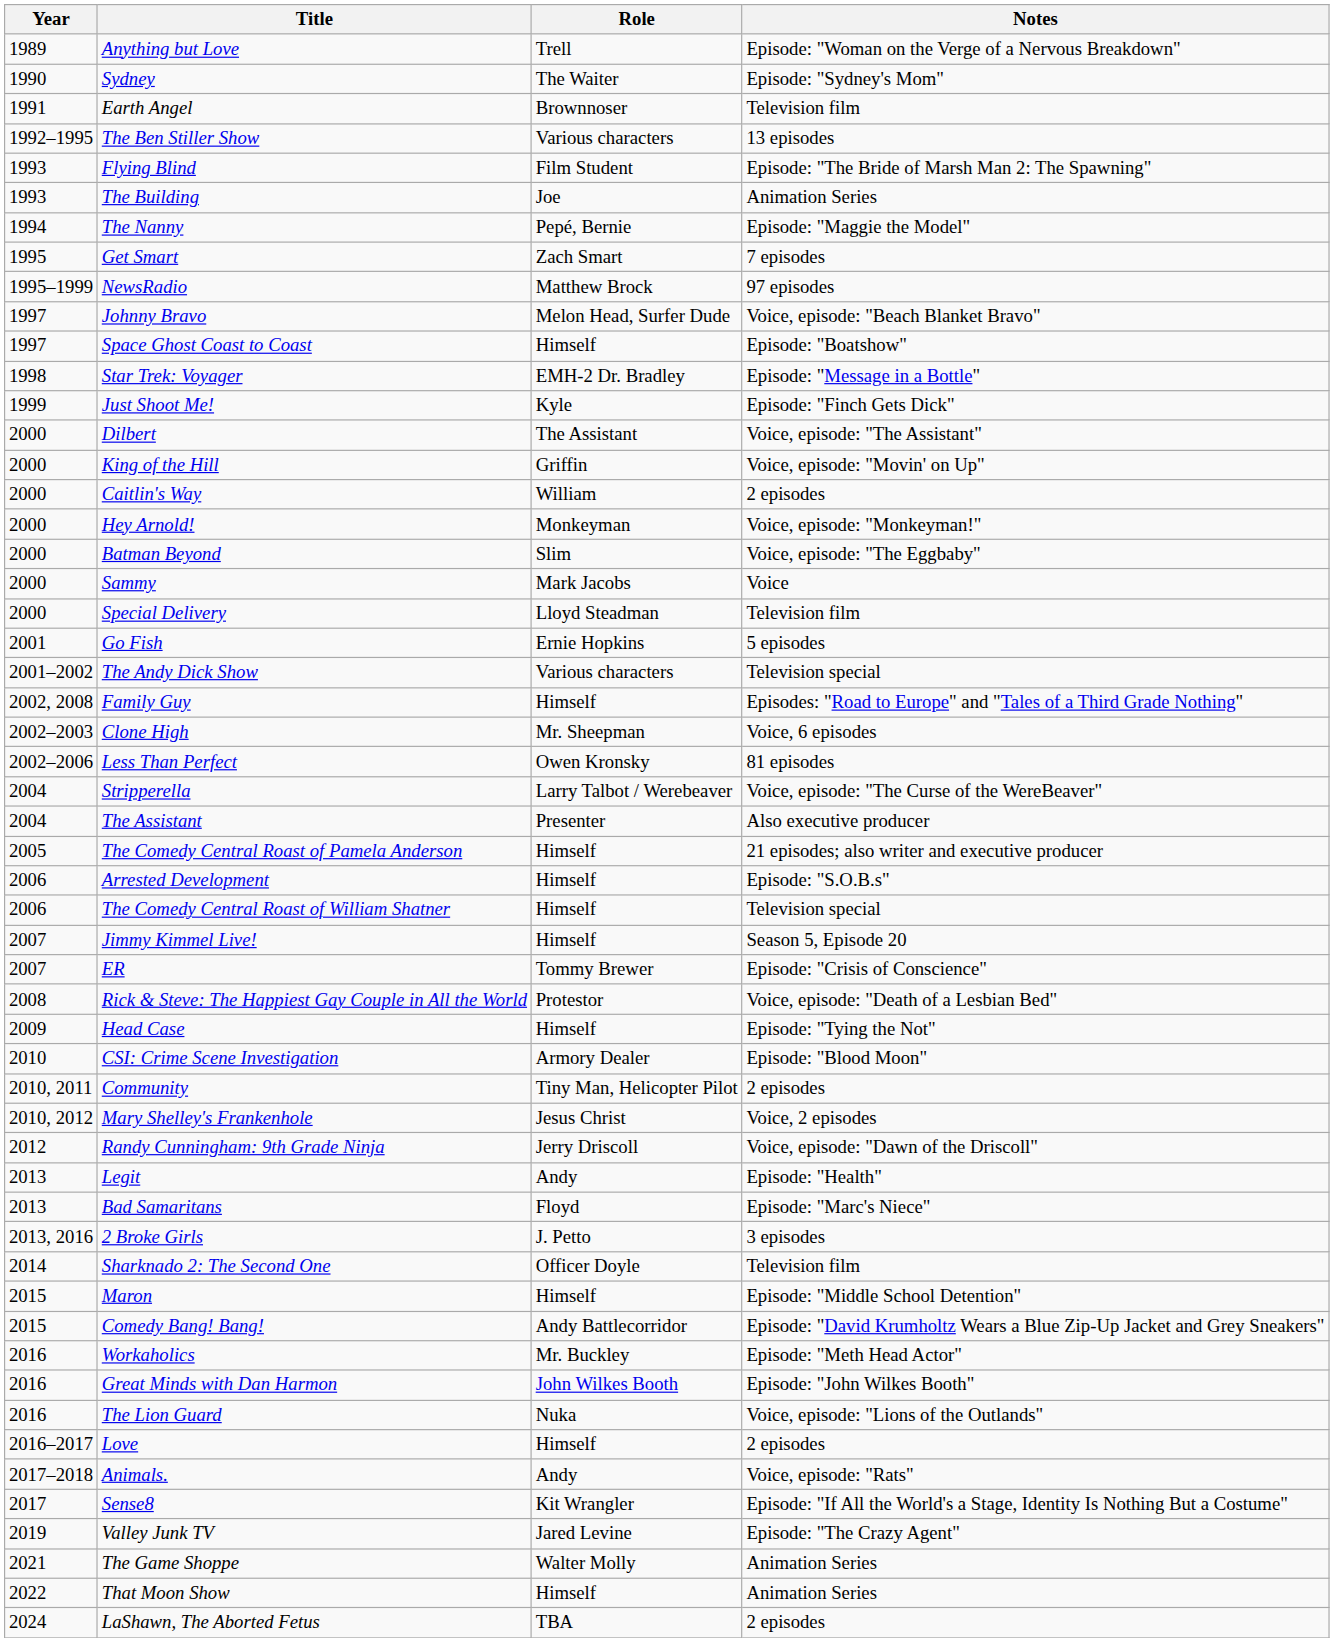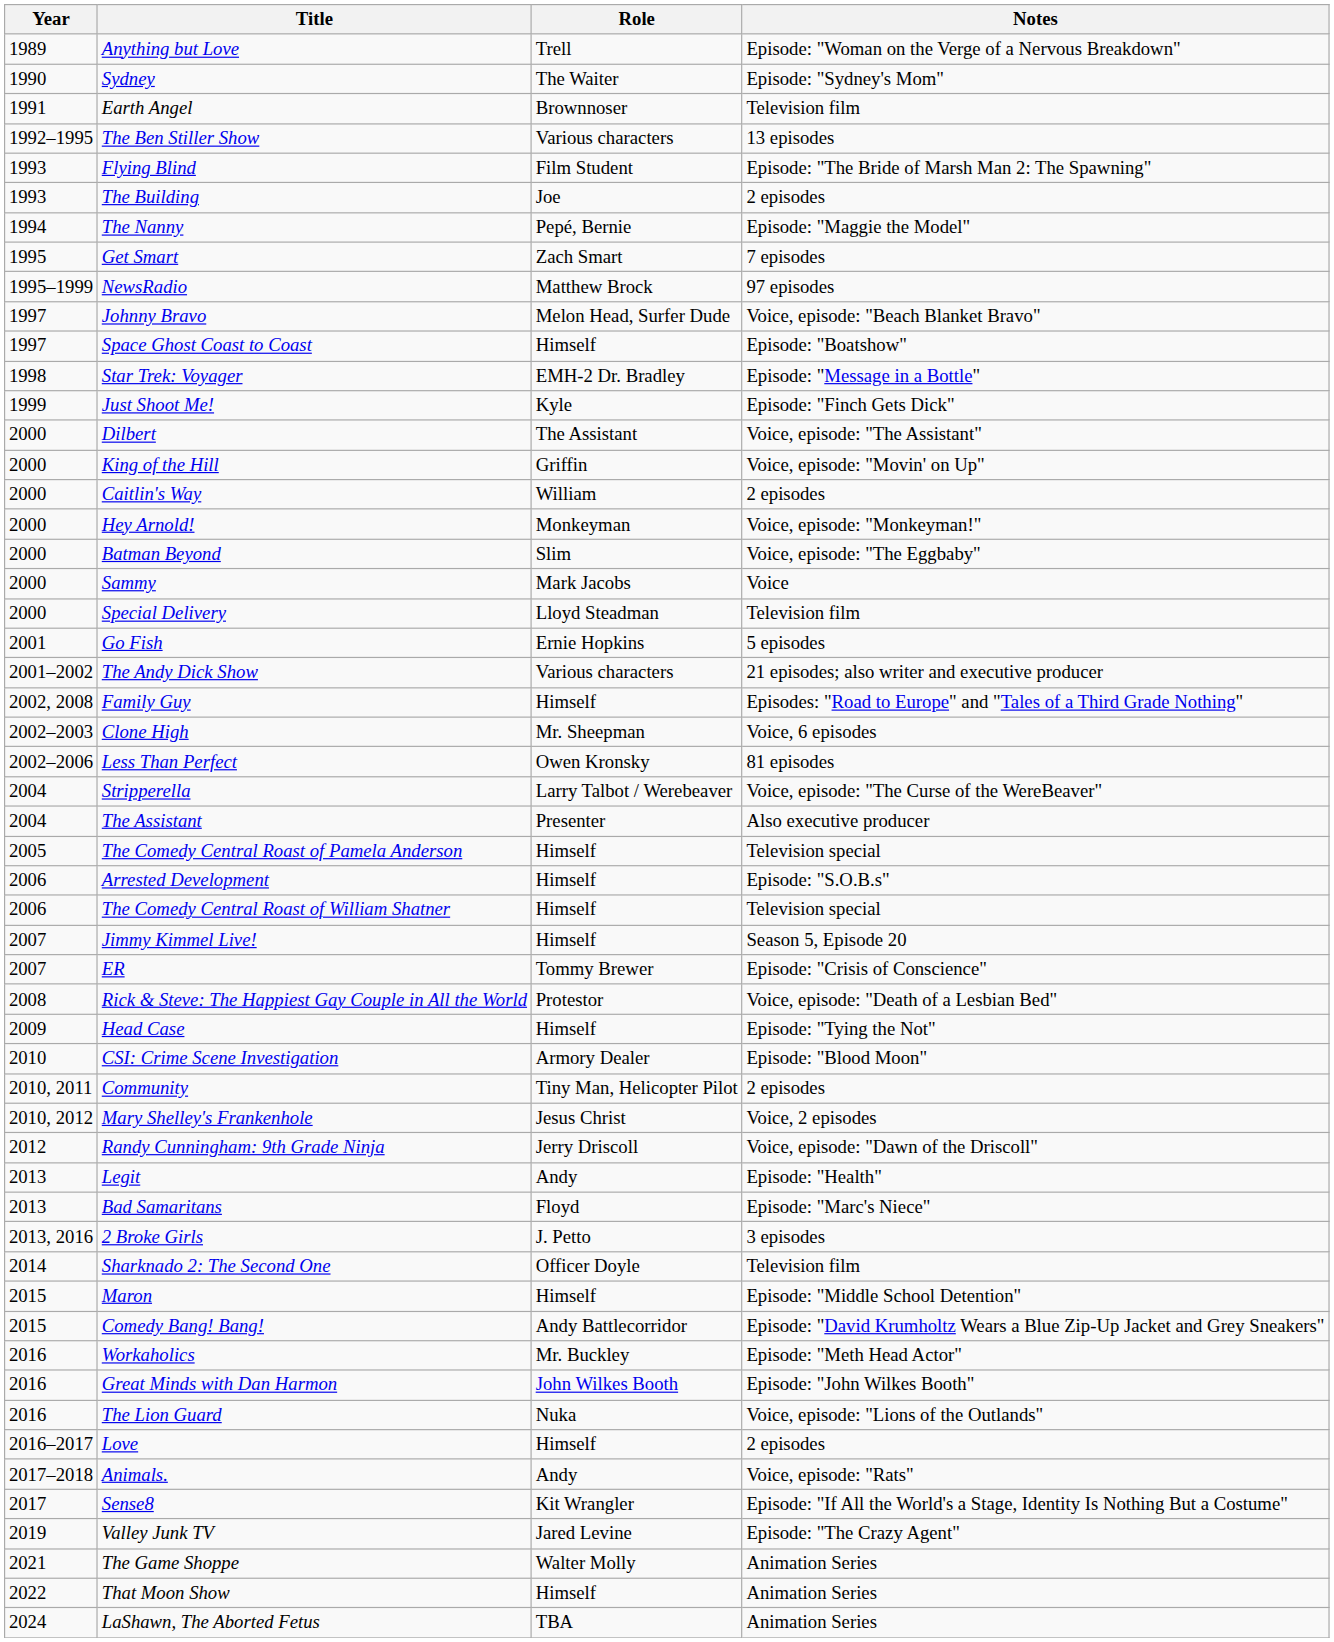(812, 197) Animation Series -> (786, 197) 2 episodes
(814, 672) Television special -> (925, 672) 21 episodes; also writer and executive producer
(925, 850) 21 episodes; also writer and executive producer -> (814, 850) Television special
(786, 1622) 2 episodes -> (812, 1622) Animation Series
